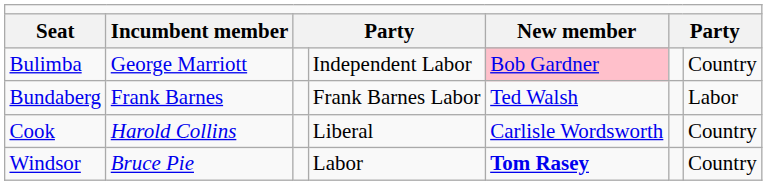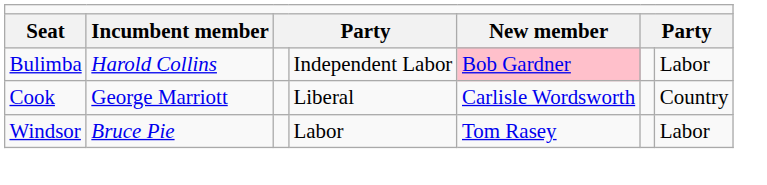(179, 64) George Marriott -> (154, 64) Harold Collins
(722, 64) Country -> (685, 64) Labor
- row: (55, 97)
(174, 130) Harold Collins -> (160, 97) George Marriott
(540, 163) bold -> (509, 130) normal
(722, 163) Country -> (685, 130) Labor
